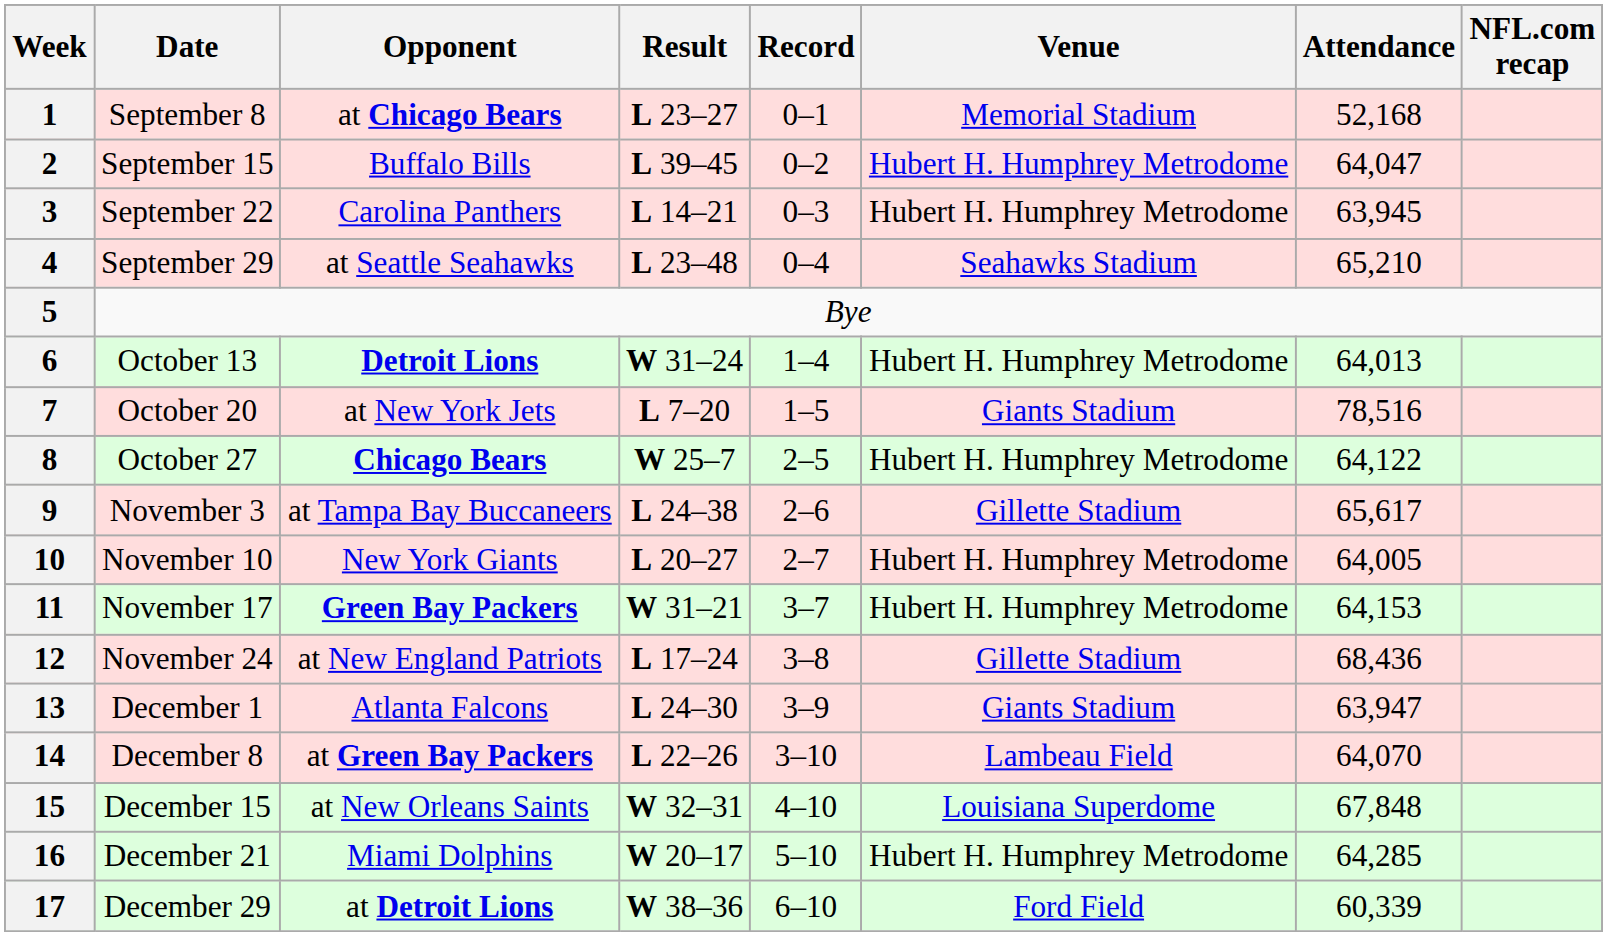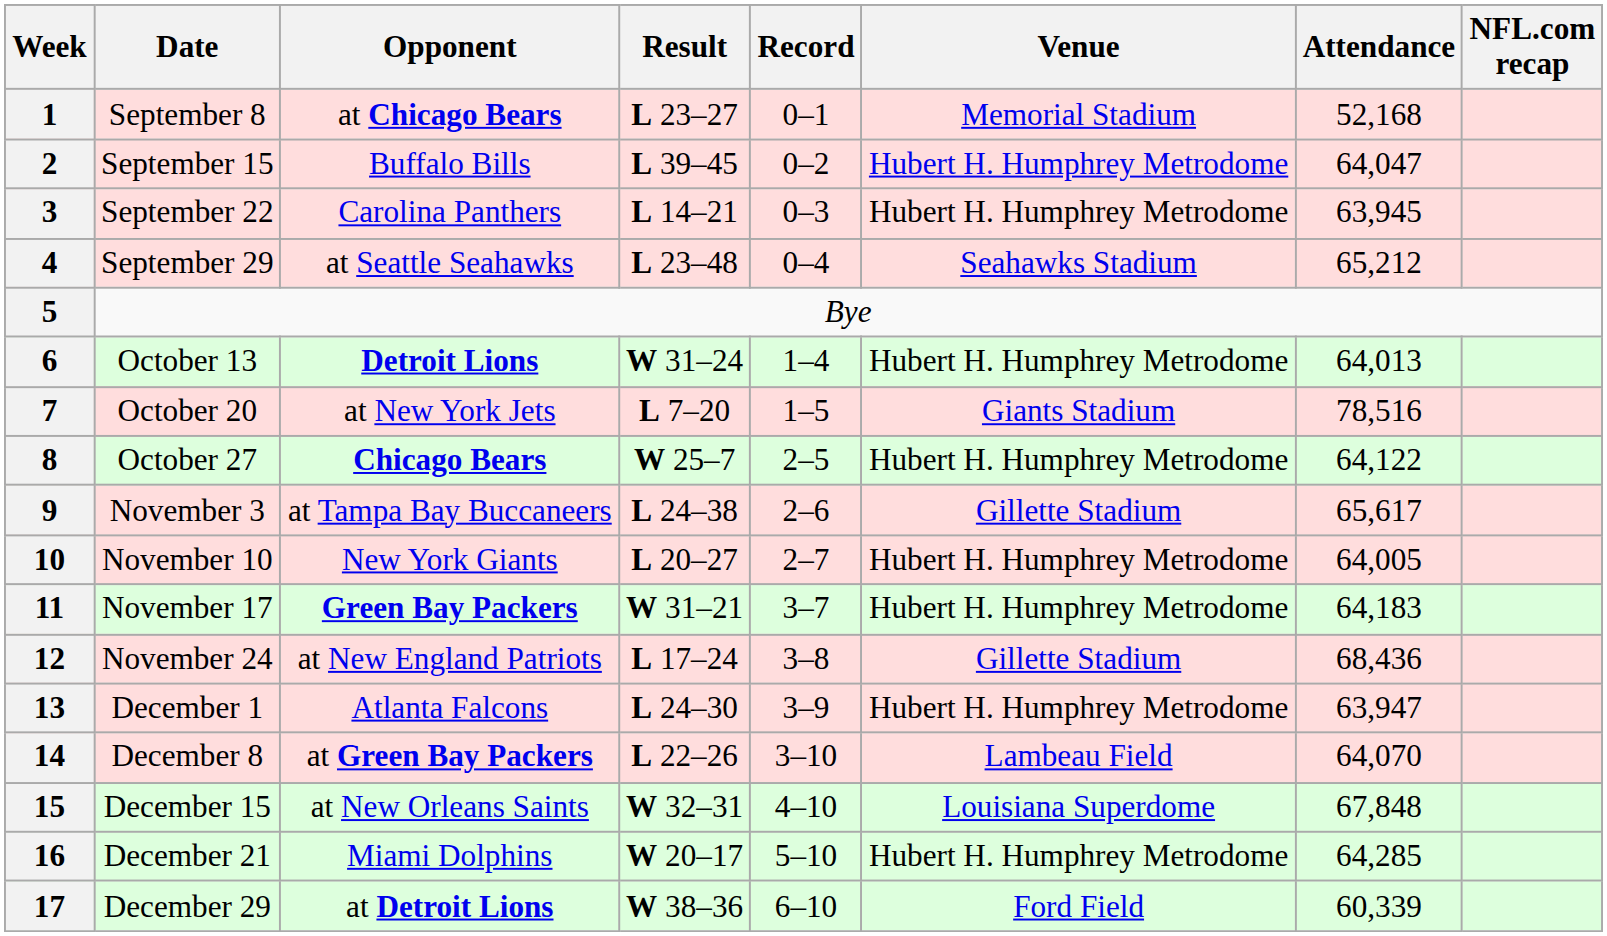(1379, 262) 65,210 -> (1379, 262) 65,212
(1379, 608) 64,153 -> (1379, 608) 64,183
(1079, 707) Giants Stadium -> (1079, 707) Hubert H. Humphrey Metrodome
